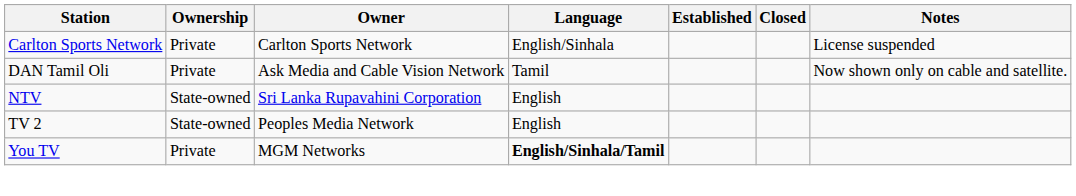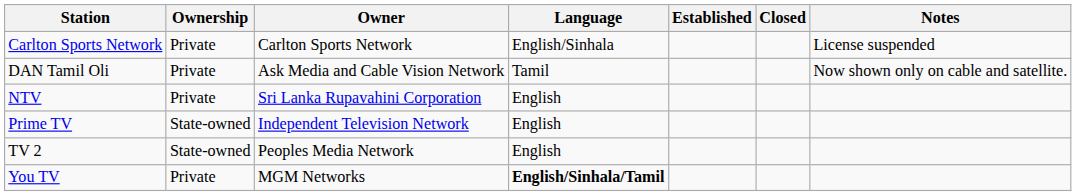(210, 97) State-owned -> (193, 97) Private
+ row: (40, 124)
